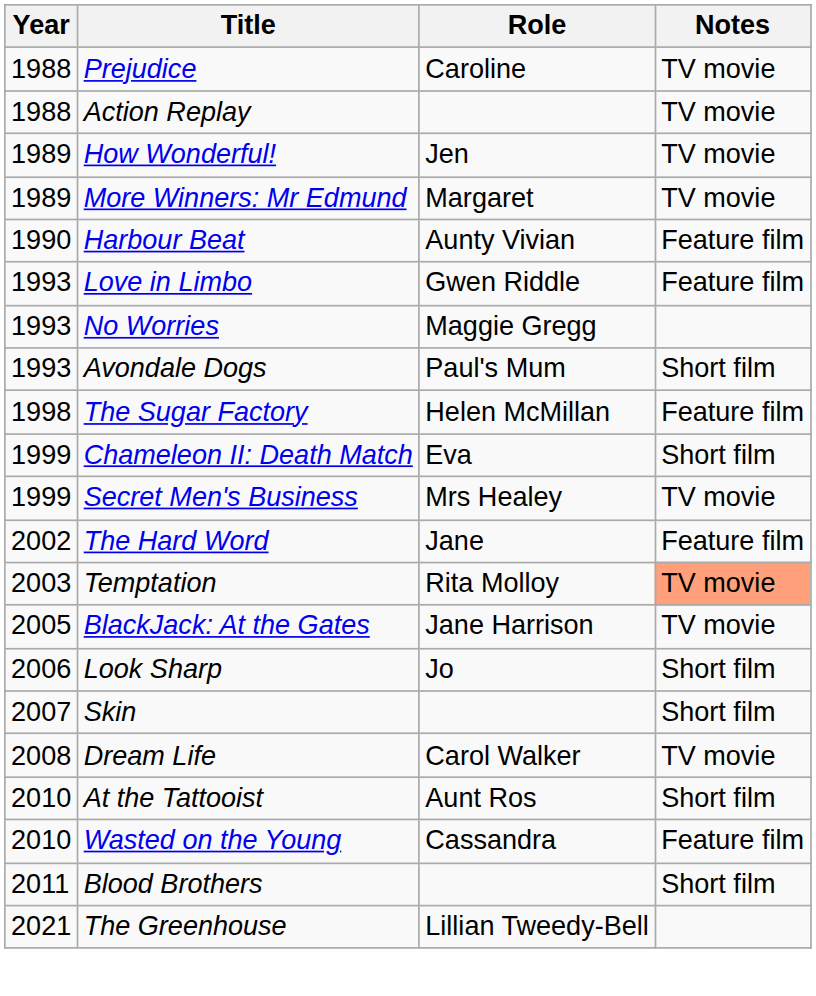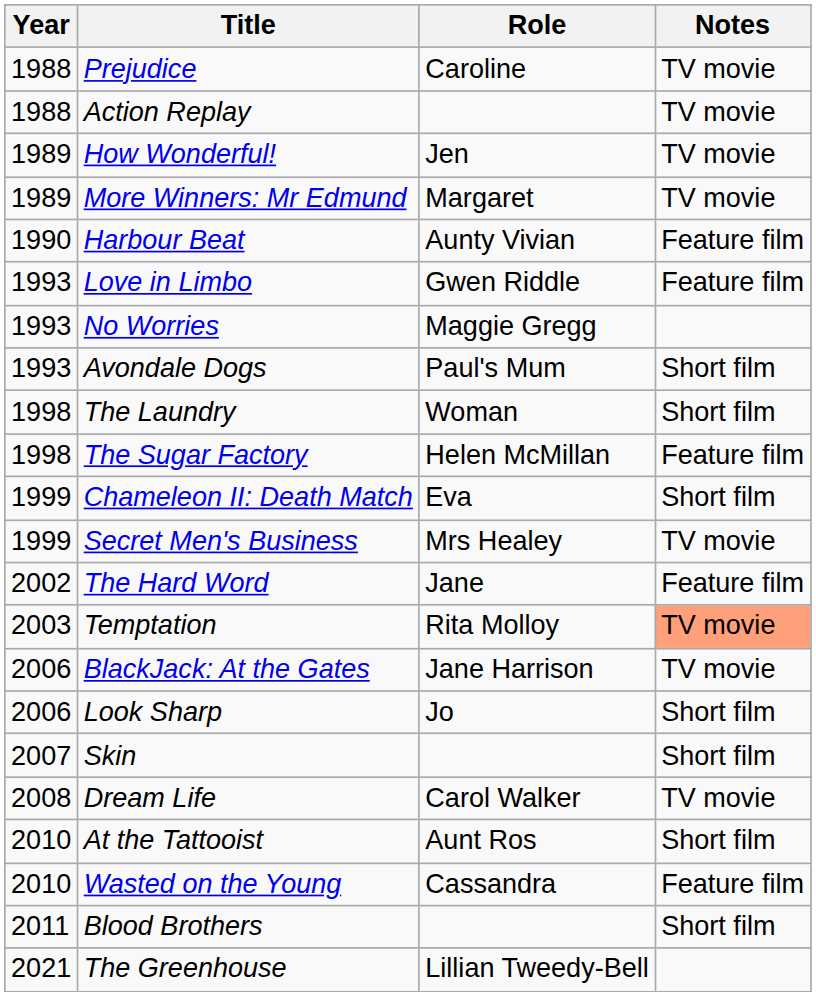+ row: (160, 411)
(41, 626) 2005 -> (41, 669) 2006
